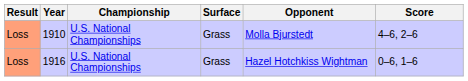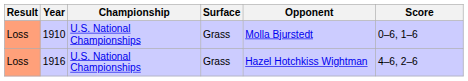(398, 34) 4–6, 2–6 -> (398, 34) 0–6, 1–6
(398, 62) 0–6, 1–6 -> (398, 62) 4–6, 2–6
